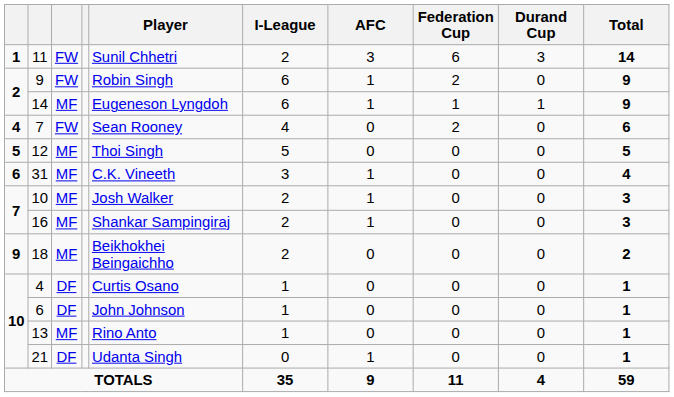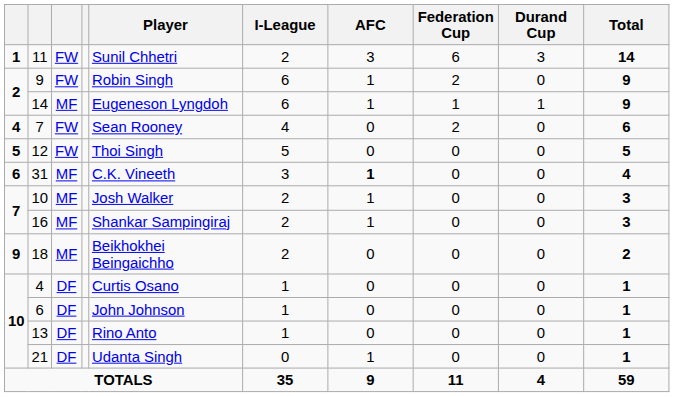(67, 151) MF -> (67, 151) FW
(370, 175) normal -> (370, 175) bold
(67, 333) MF -> (67, 333) DF
